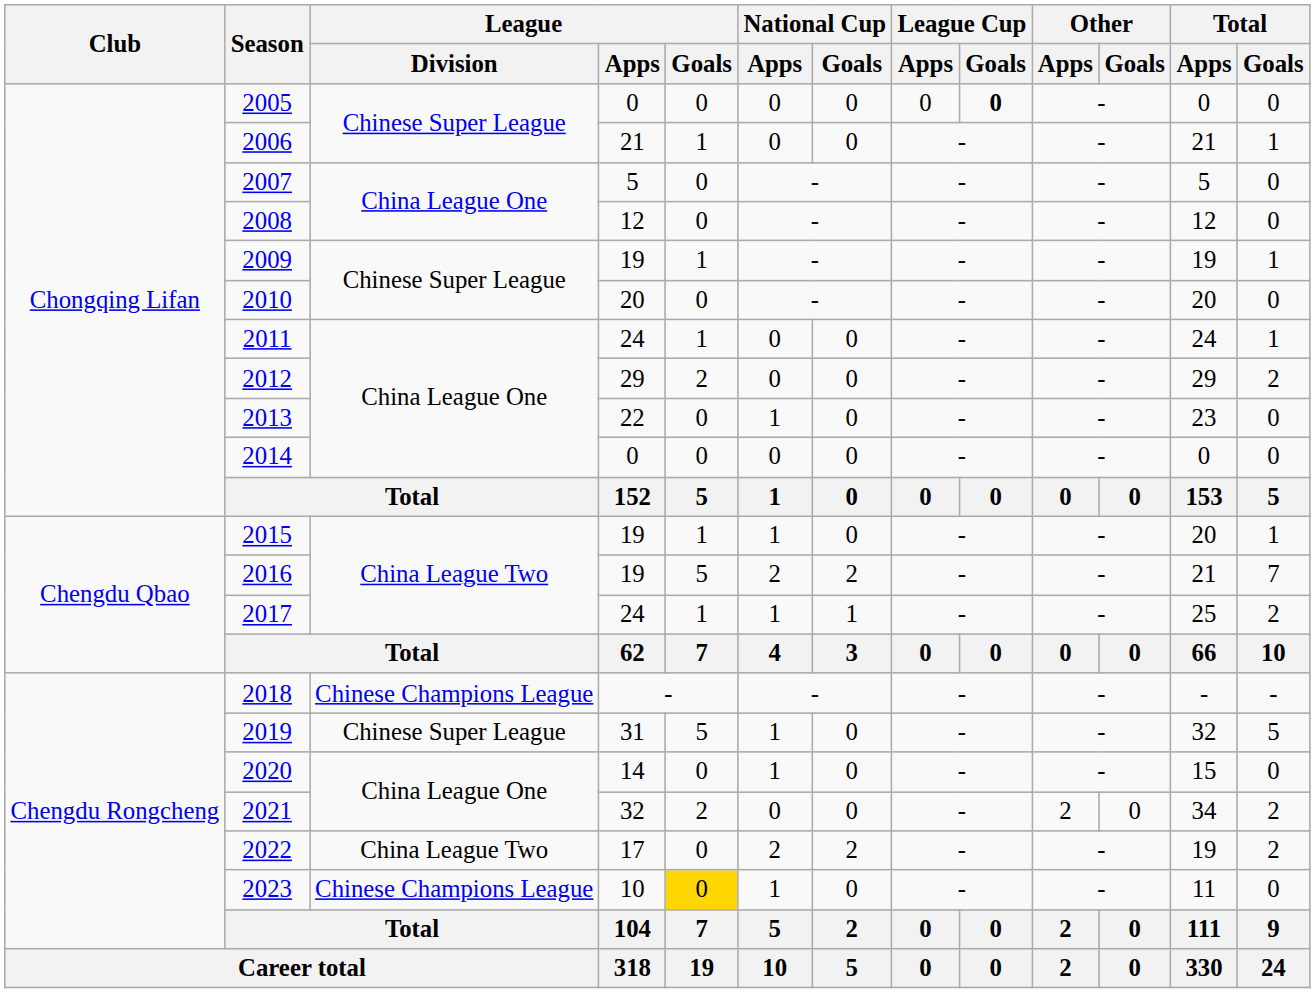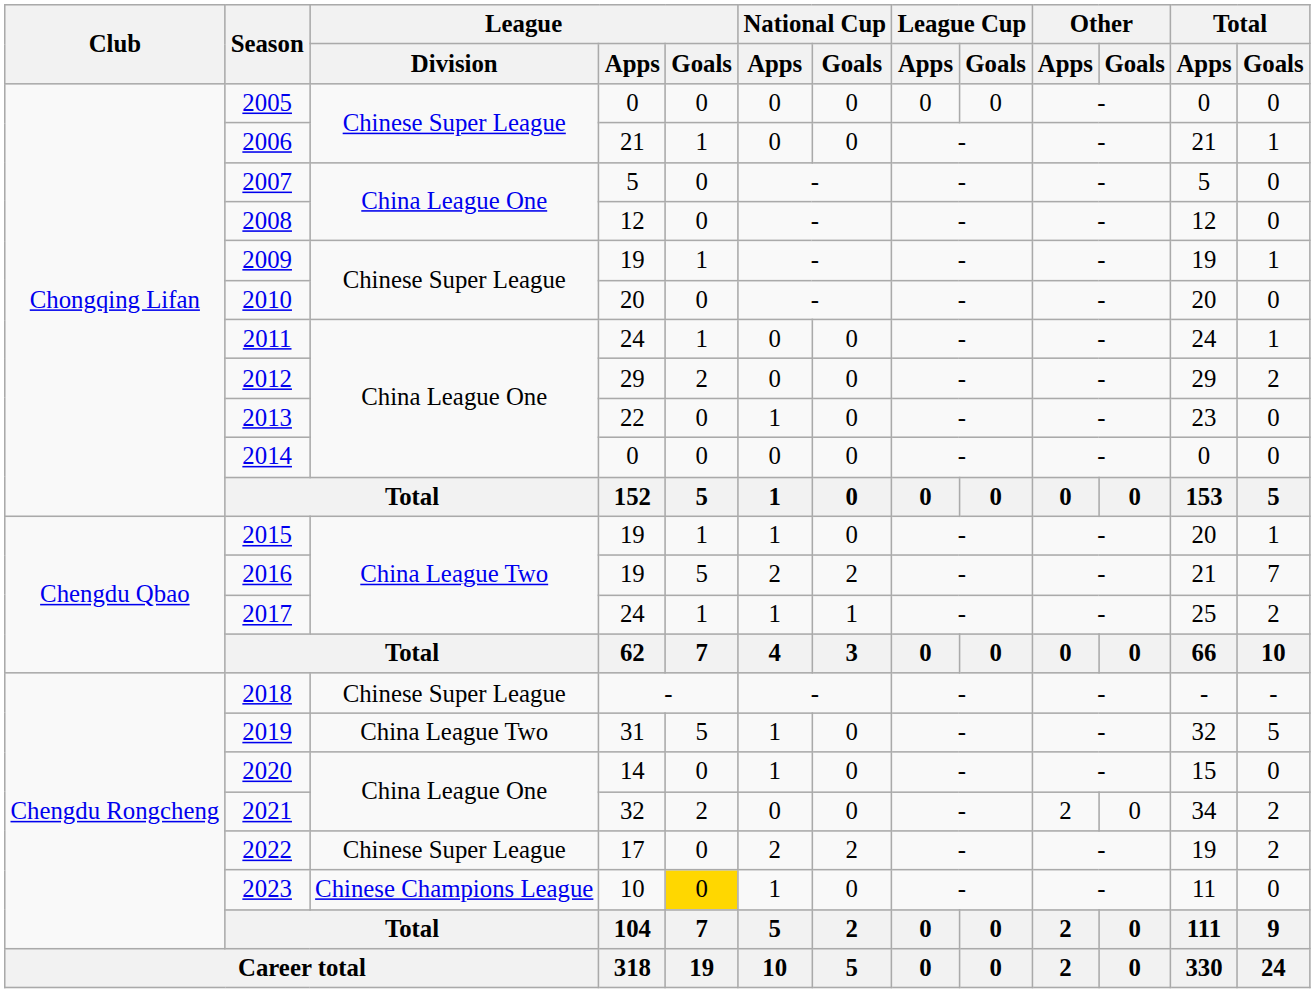(996, 102) bold -> (996, 102) normal
(454, 692) Chinese Champions League -> (454, 692) Chinese Super League
(454, 732) Chinese Super League -> (454, 732) China League Two
(454, 850) China League Two -> (454, 850) Chinese Super League
